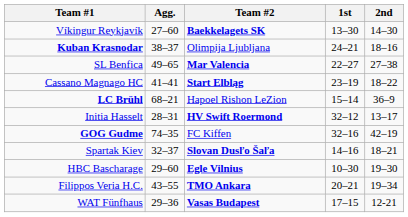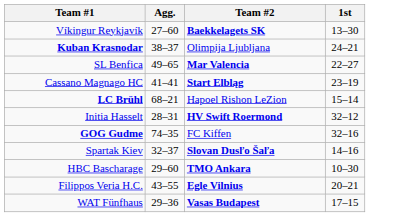- column: (384, 13)
(215, 168) Egle Vilnius -> (219, 168) TMO Ankara
(219, 185) TMO Ankara -> (215, 185) Egle Vilnius
